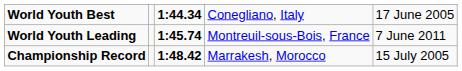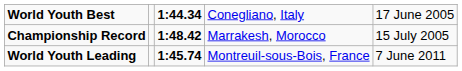rows swapped: (77, 55) <-> (72, 35)
